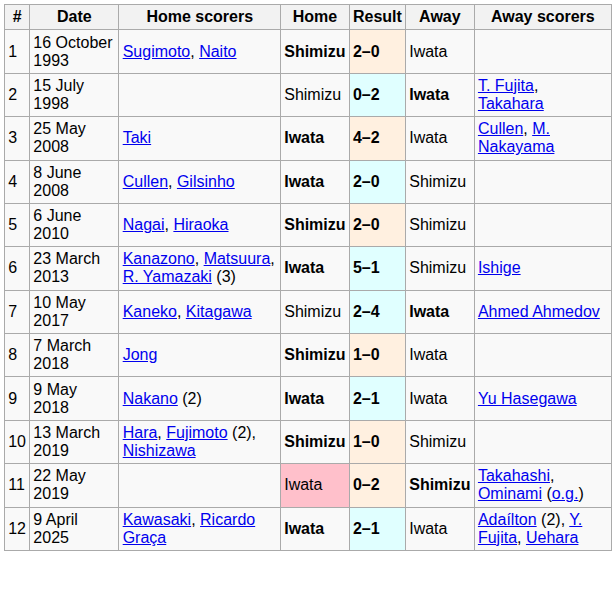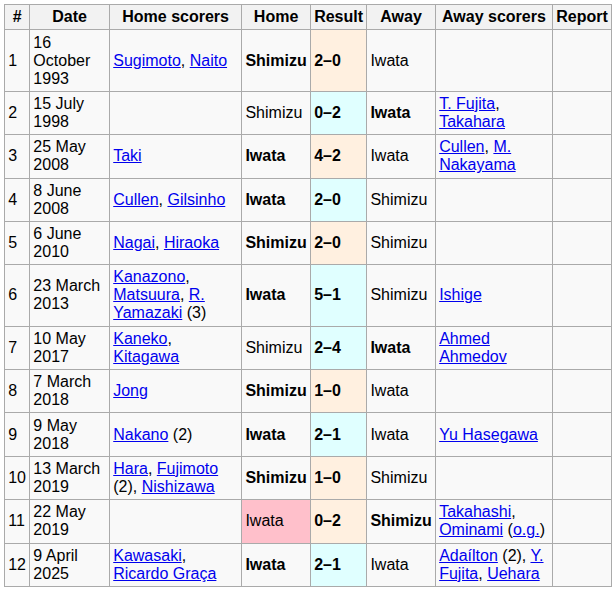+ column: (582, 17)
